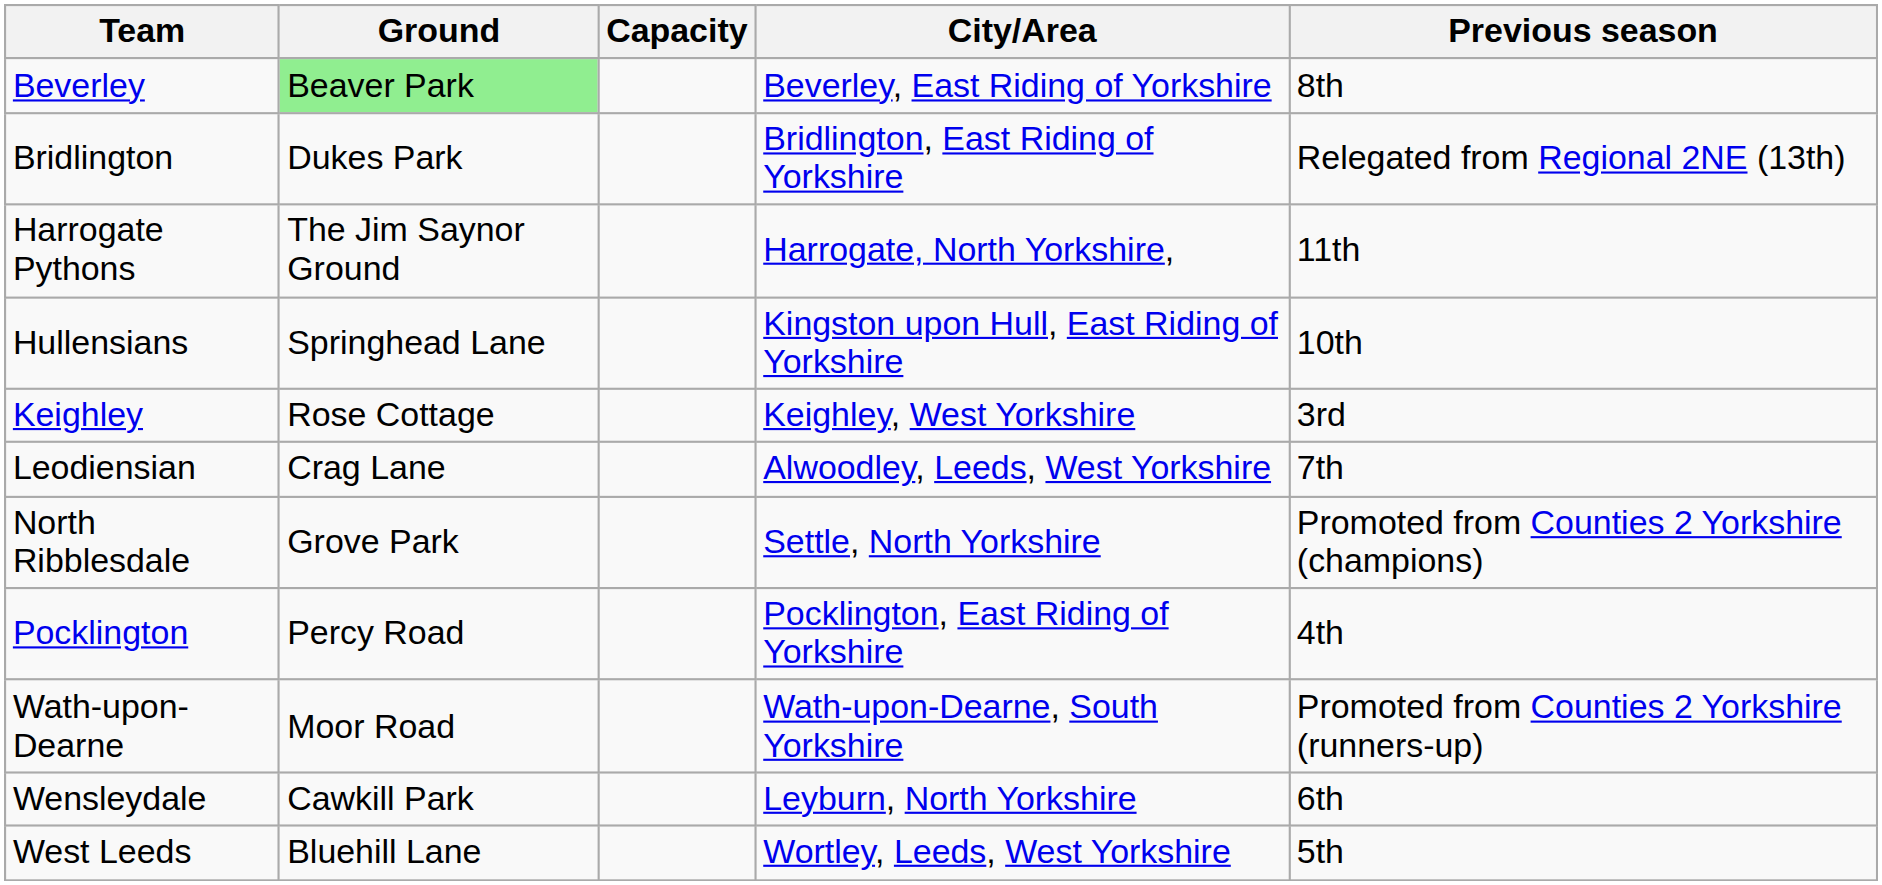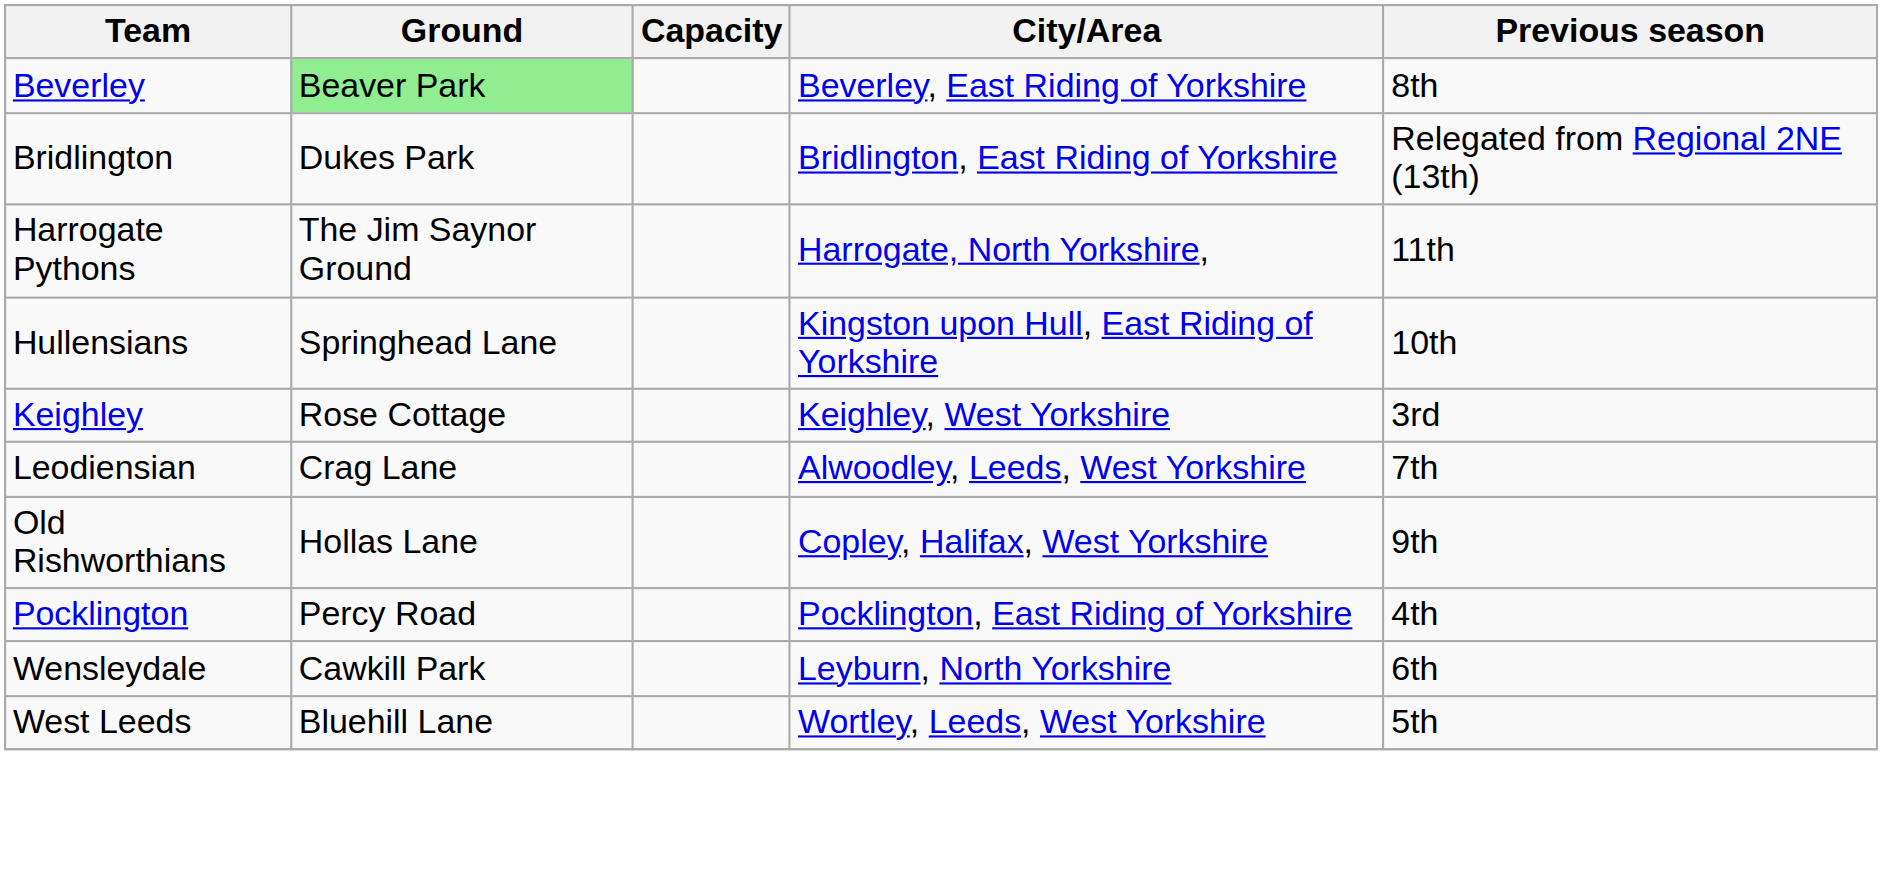- row: (102, 541)
+ row: (119, 541)
- row: (101, 725)
